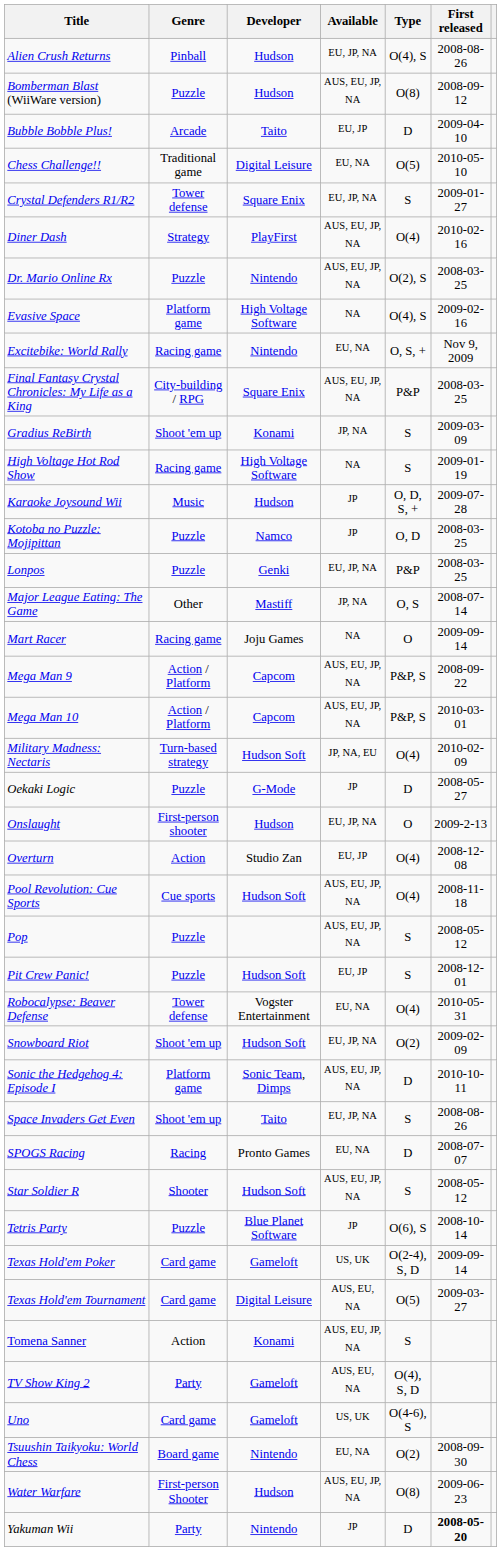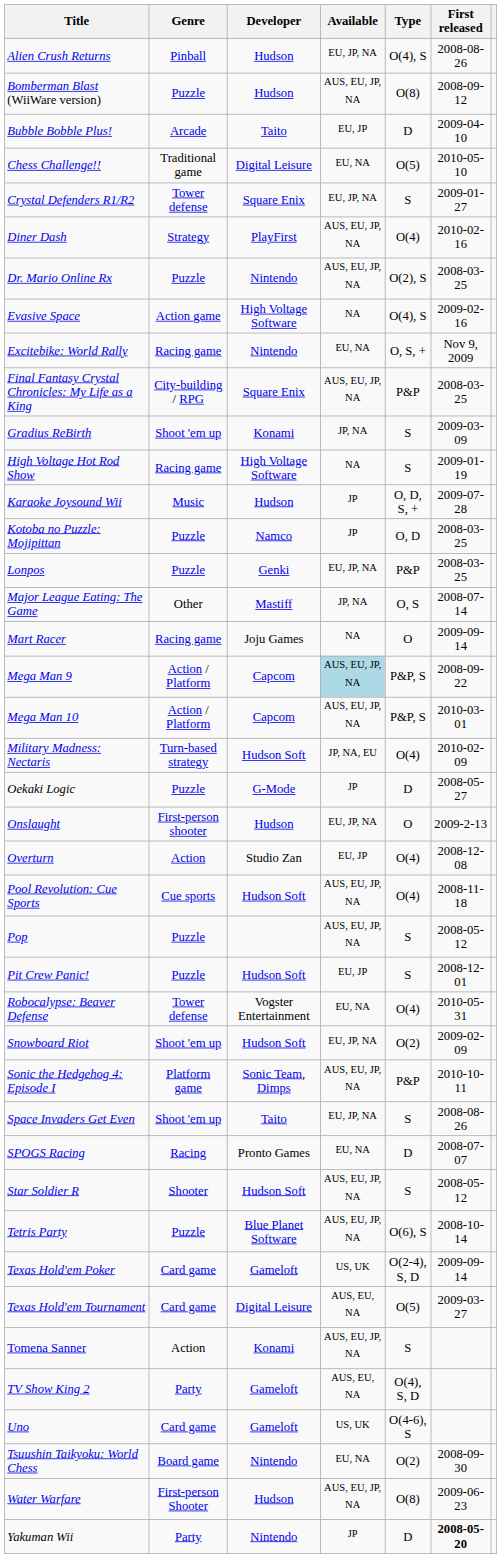(188, 316) Platform game -> (188, 316) Action game
(353, 674) no background -> (353, 674) lightblue background
(408, 1080) D -> (408, 1080) P&P
(353, 1225) JP -> (353, 1229) AUS, EU, JP, NA
